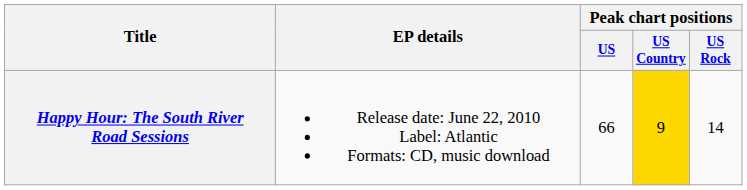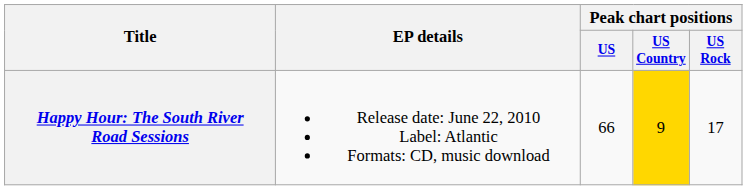(715, 127) 14 -> (715, 127) 17
